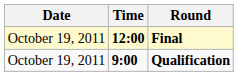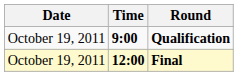rows swapped: (191, 60) <-> (167, 37)
